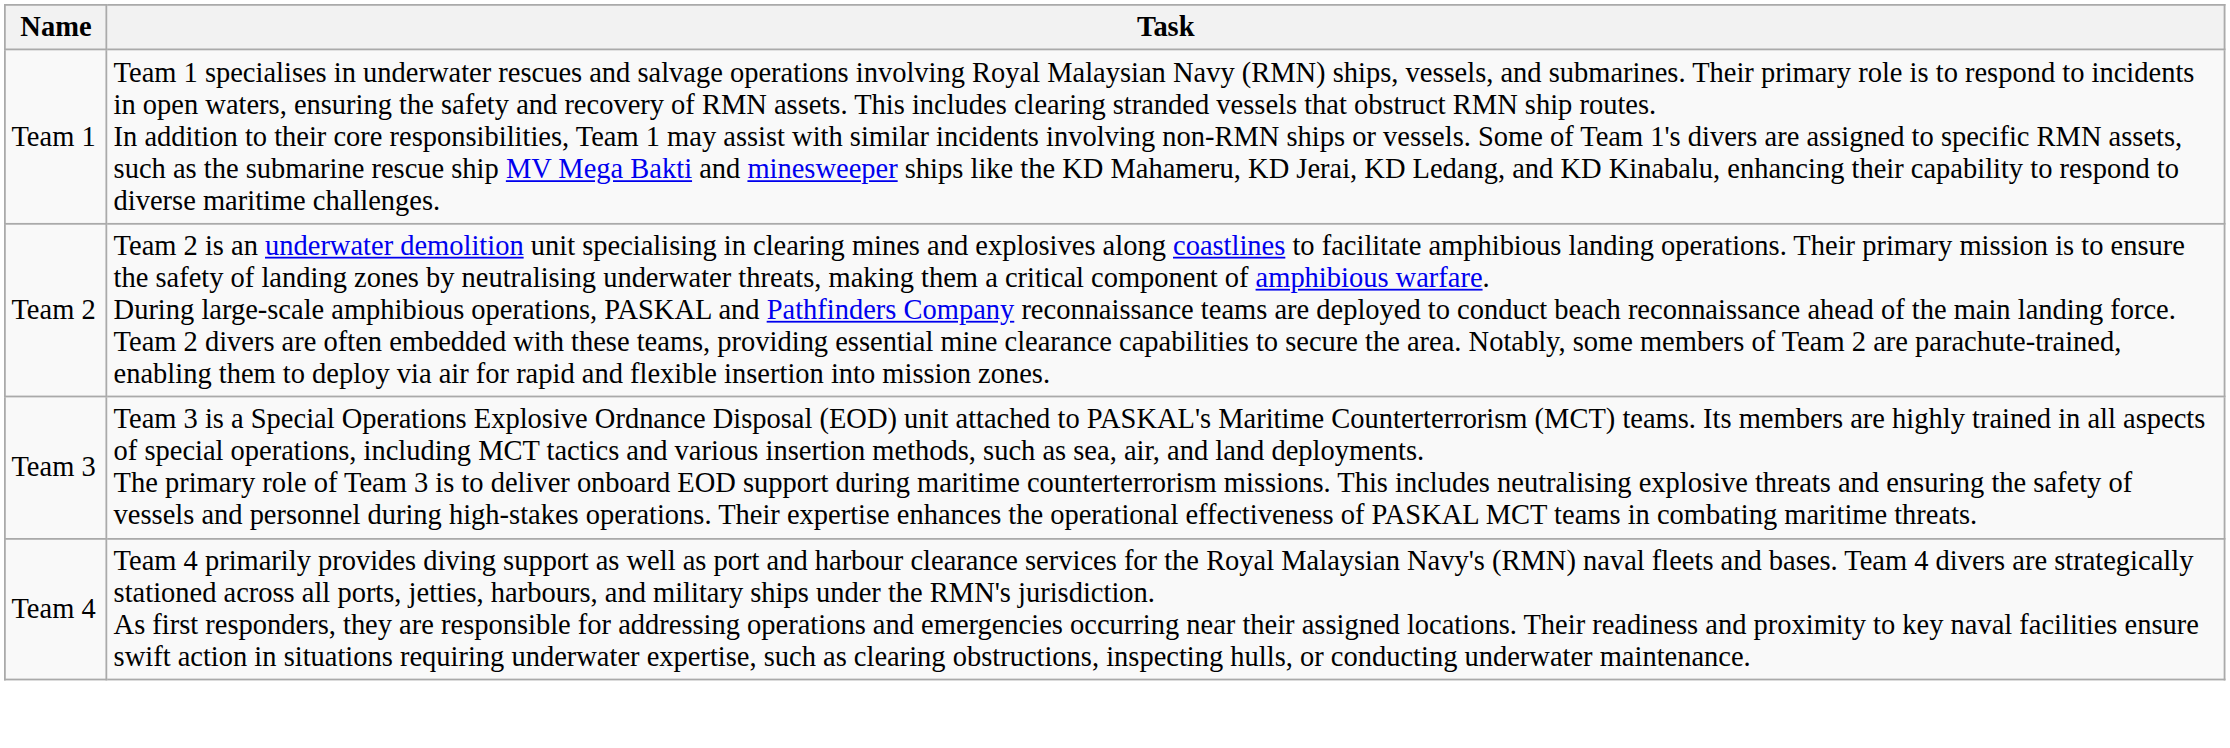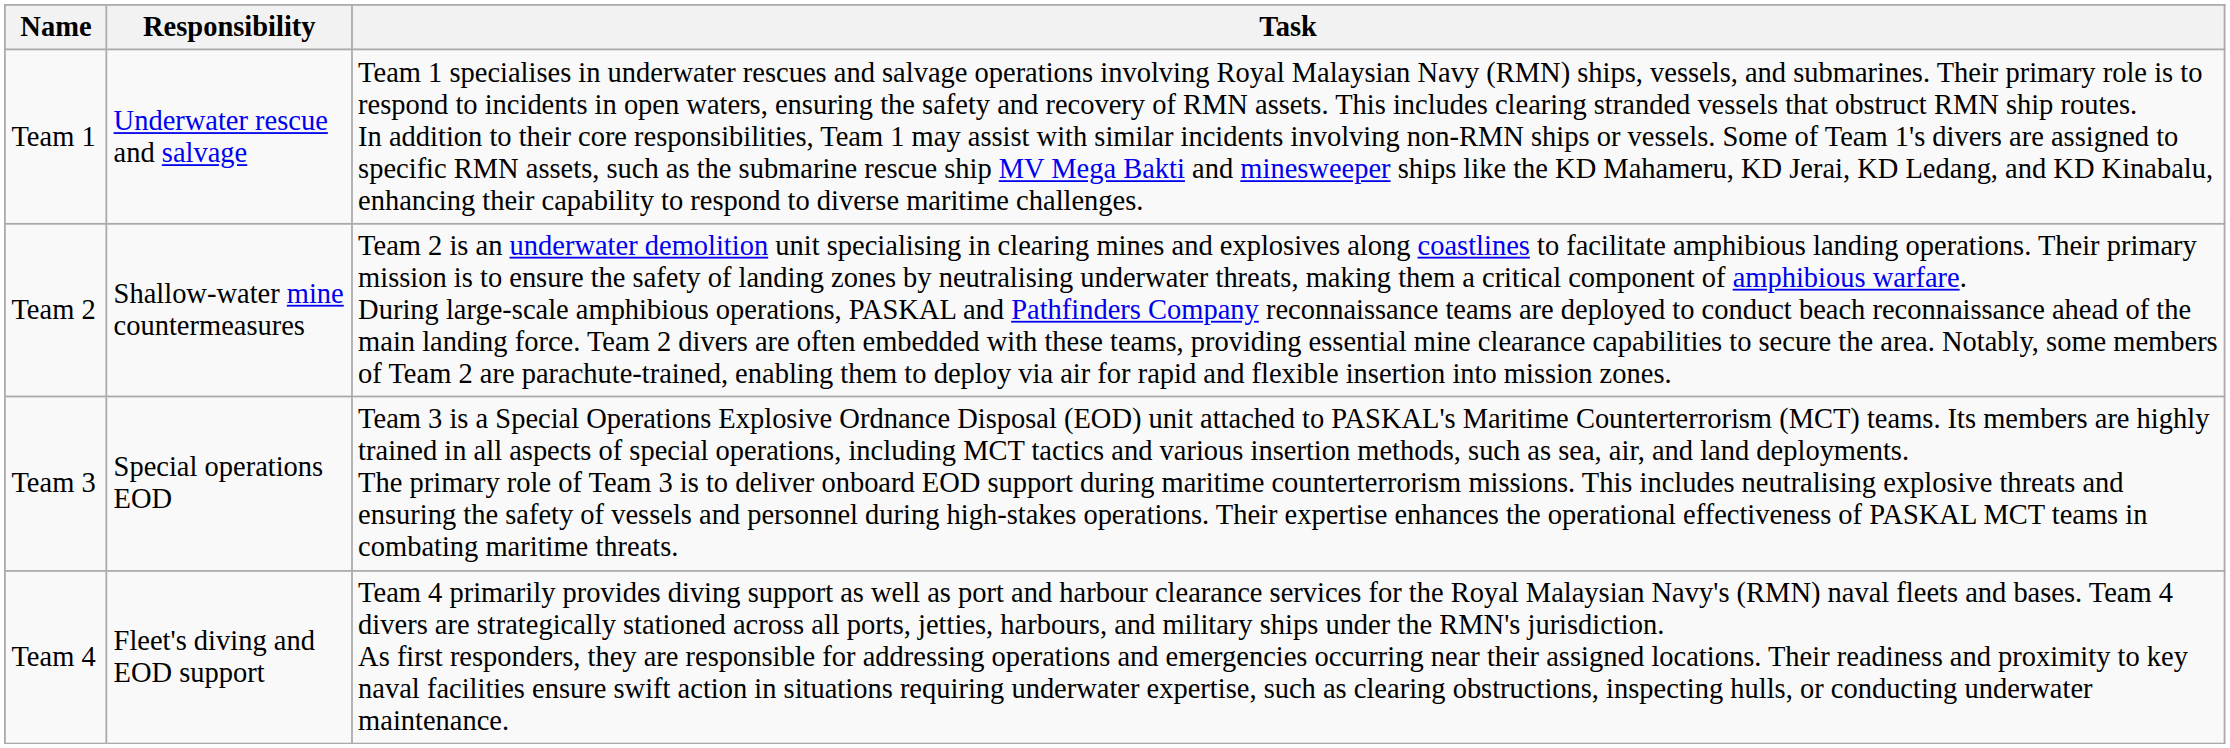+ column: (229, 27)
